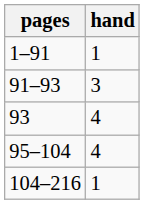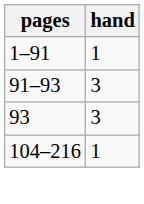(96, 118) 4 -> (96, 118) 3
- row: (40, 150)
